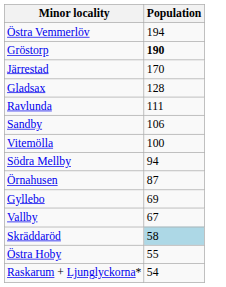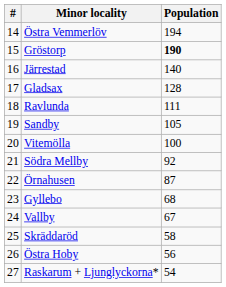+ column: (13, 13)
(156, 69) 170 -> (173, 69) 140
(156, 124) 106 -> (173, 124) 105
(153, 161) 94 -> (170, 161) 92
(153, 198) 69 -> (170, 198) 68
(153, 236) lightblue background -> (170, 236) no background
(153, 254) 55 -> (170, 254) 56
